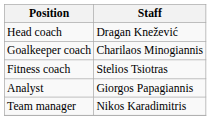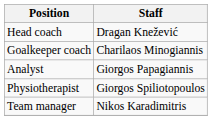- row: (39, 69)
+ row: (43, 87)
